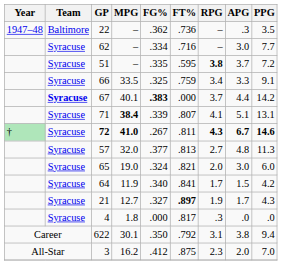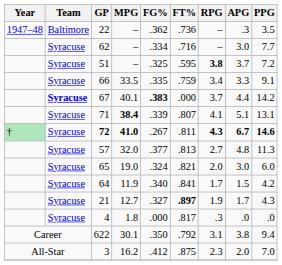(159, 64) .335 -> (159, 64) .325
(159, 81) .325 -> (159, 81) .335
